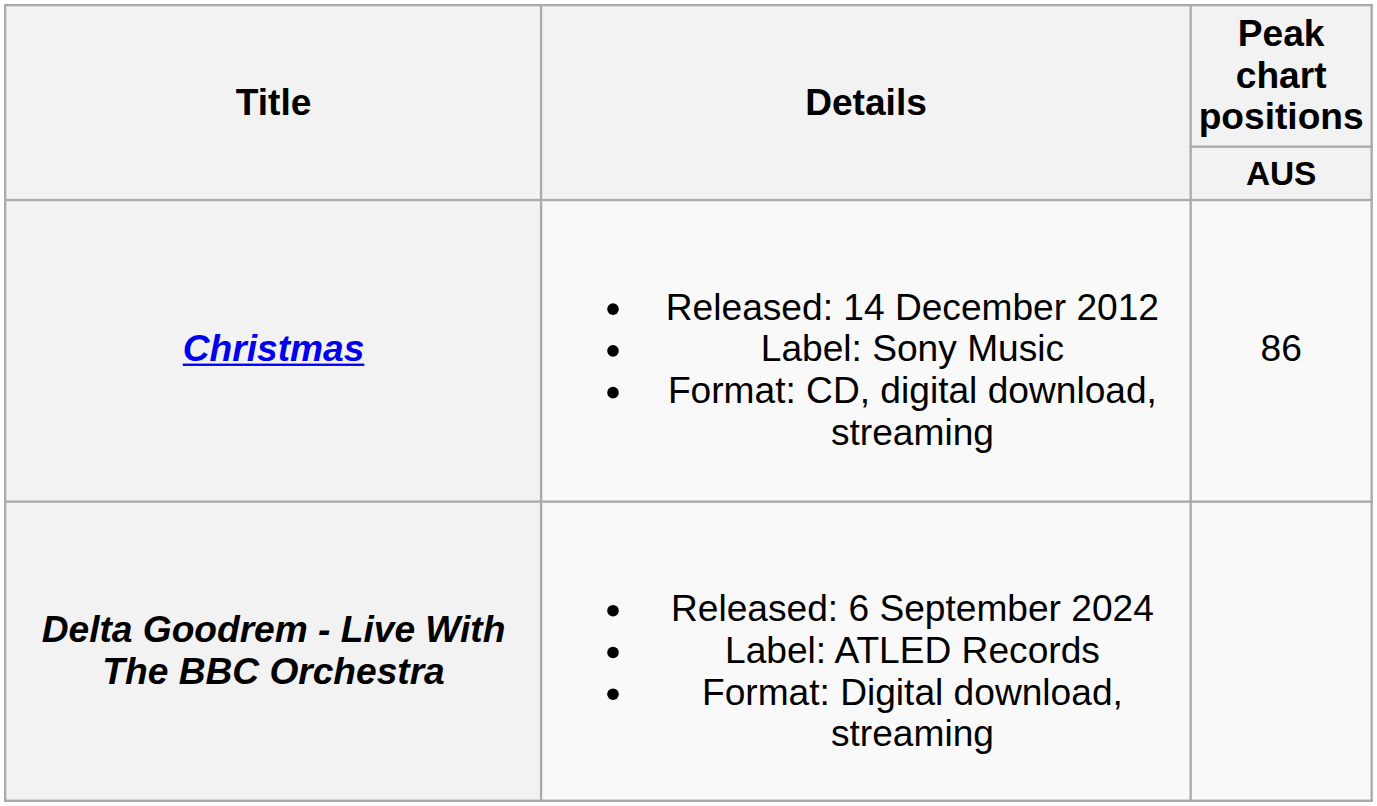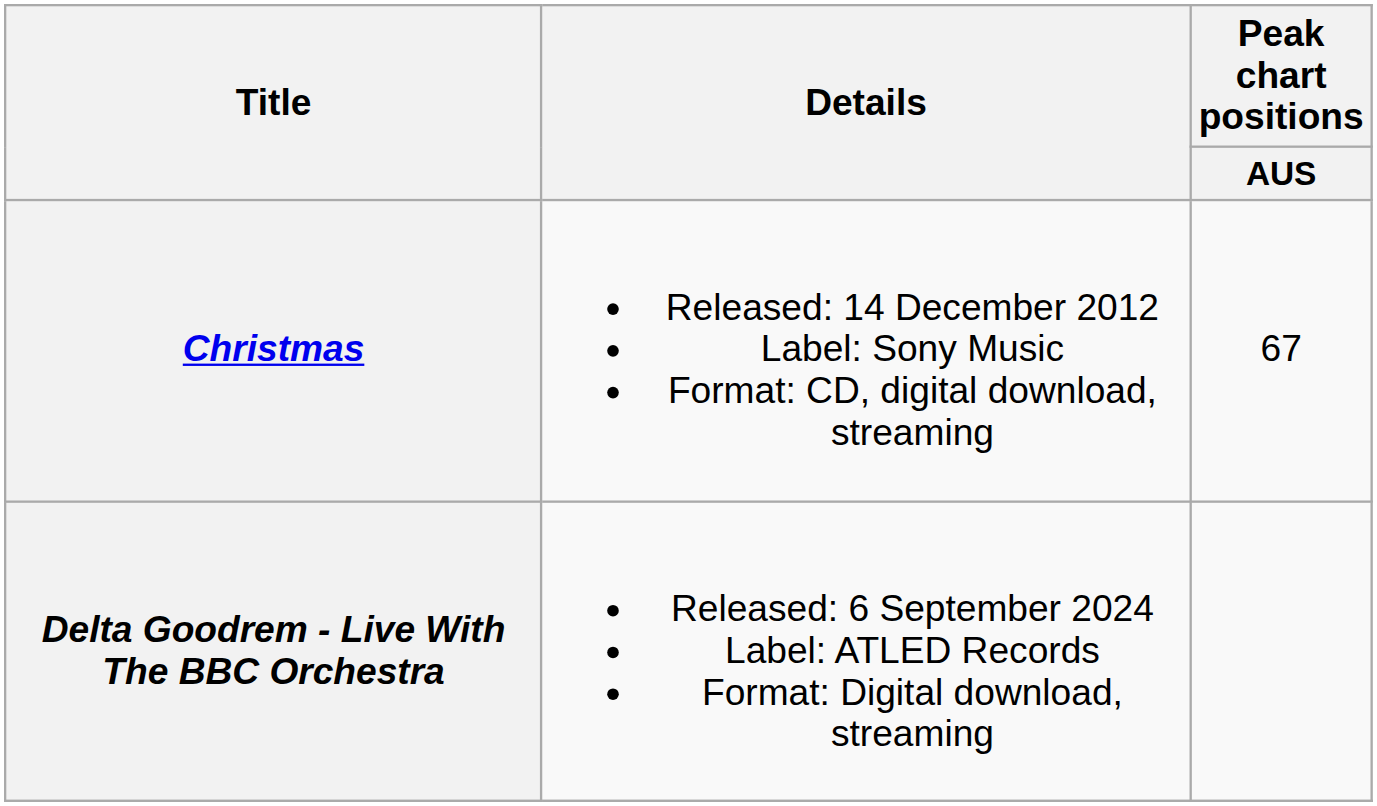(1281, 349) 86 -> (1281, 349) 67
